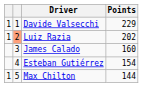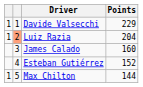(129, 37) 202 -> (129, 37) 204
(129, 63) 154 -> (129, 63) 152
